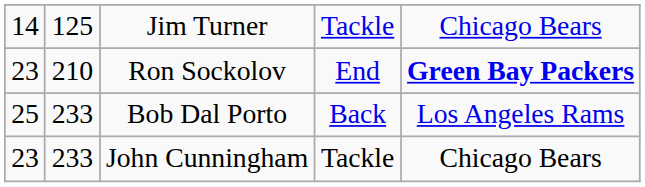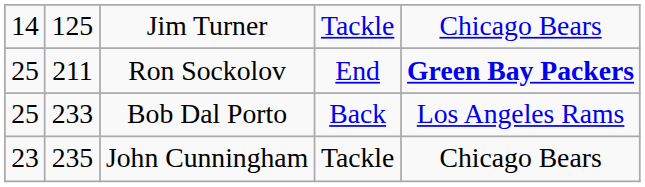(25, 70) 23 -> (25, 70) 25
(72, 70) 210 -> (72, 70) 211
(72, 158) 233 -> (72, 158) 235
